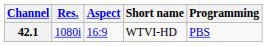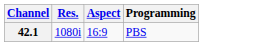- column: (155, 13)
